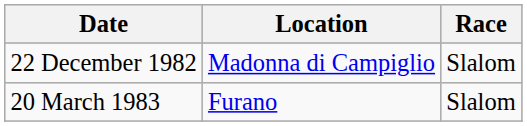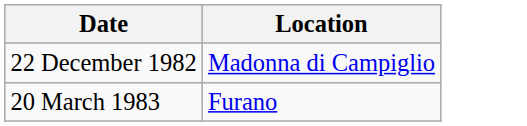- column: (481, 23)
